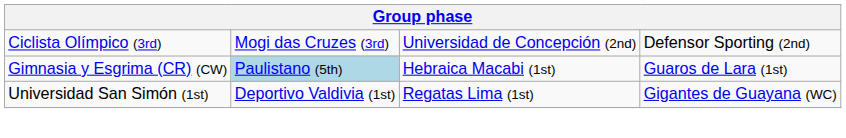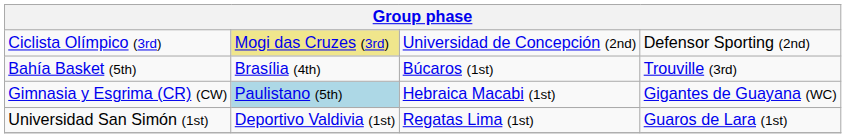(312, 42) no background -> (312, 42) khaki background
+ row: (72, 68)
(716, 68) Guaros de Lara (1st) -> (740, 94) Gigantes de Guayana (WC)
(740, 94) Gigantes de Guayana (WC) -> (716, 119) Guaros de Lara (1st)
